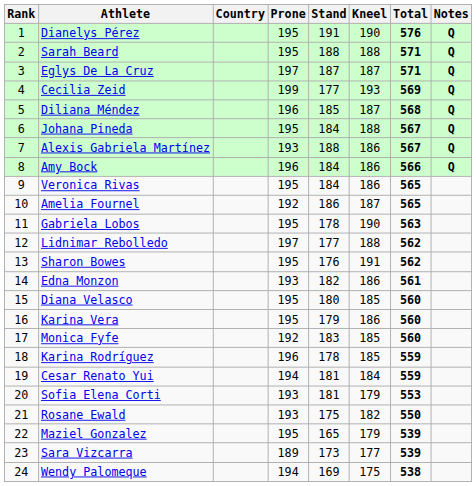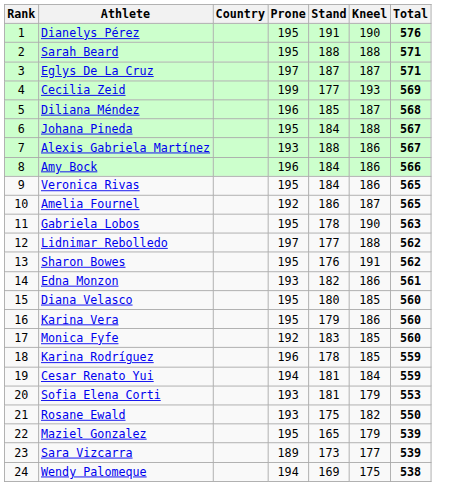- column: (451, 14)
